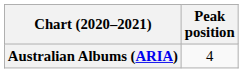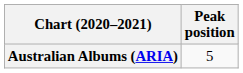(210, 56) 4 -> (210, 56) 5
